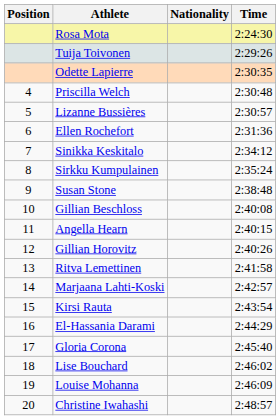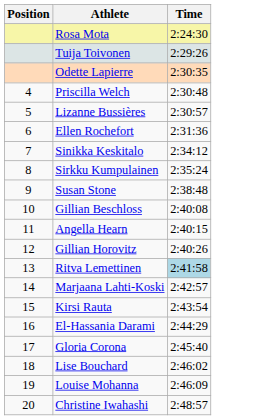- column: (200, 14)
(254, 268) no background -> (189, 268) lightblue background
